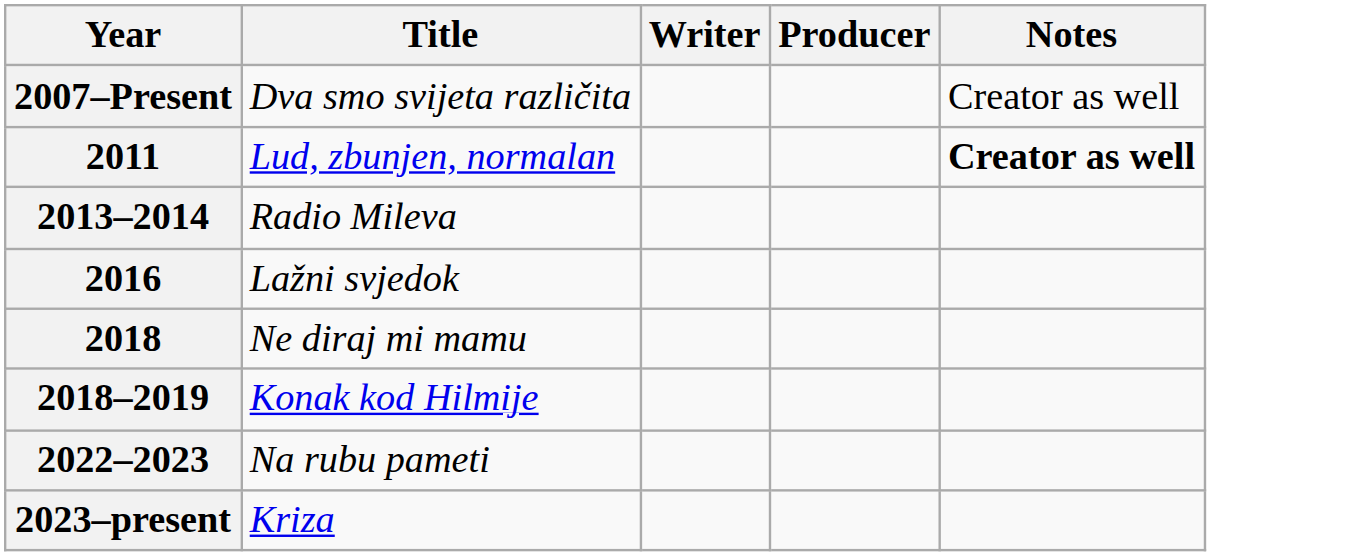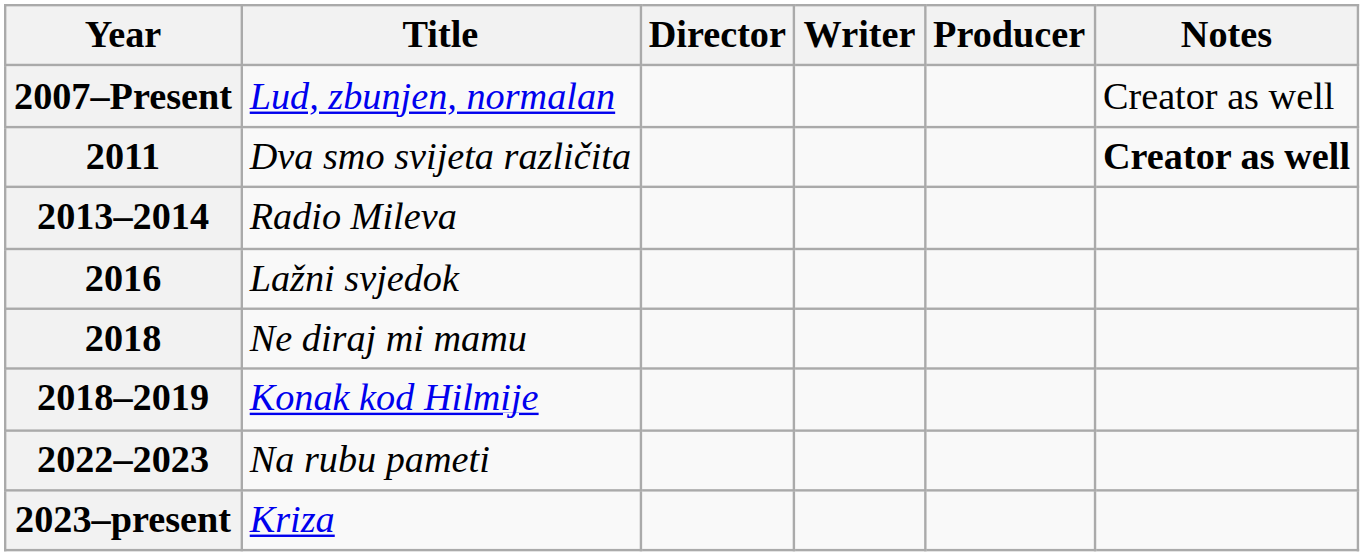+ column: (717, 34)
(440, 95) Dva smo svijeta različita -> (432, 95) Lud, zbunjen, normalan
(432, 156) Lud, zbunjen, normalan -> (440, 156) Dva smo svijeta različita
